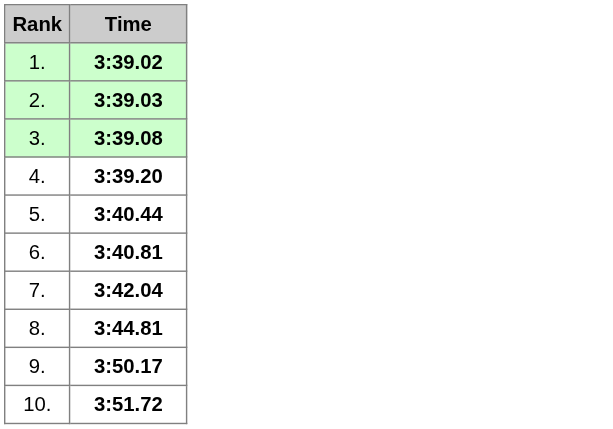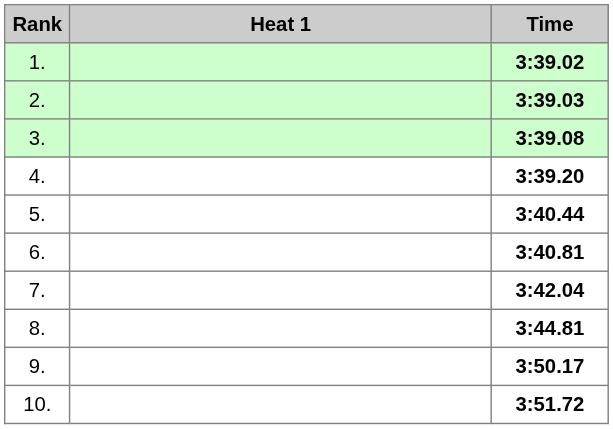+ column: (281, 24)
